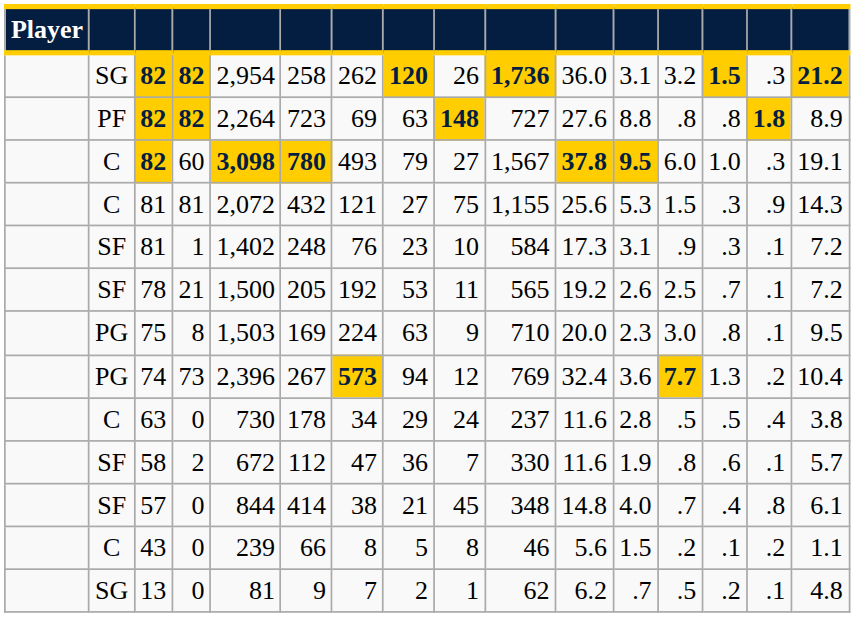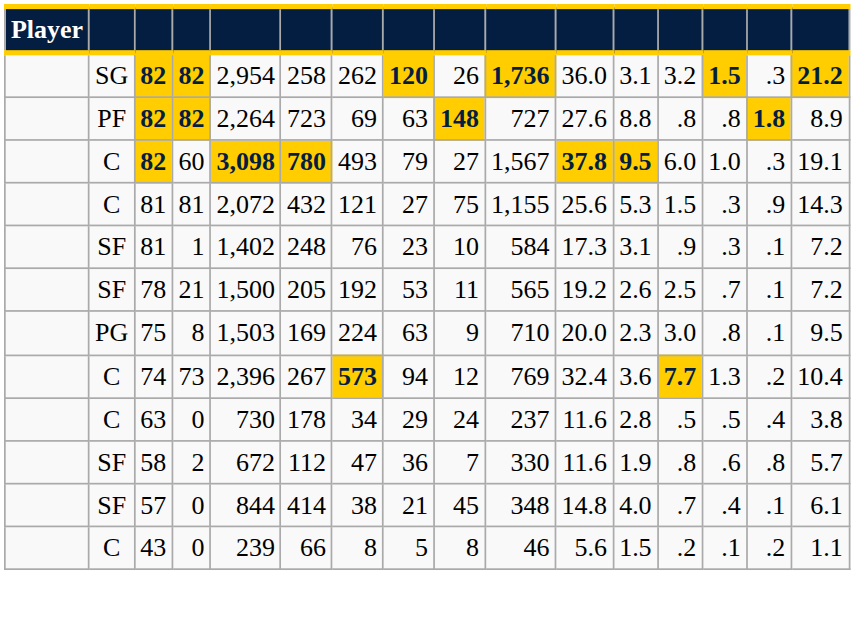(112, 375) PG -> (112, 375) C
(775, 461) .1 -> (775, 461) .8
(775, 504) .8 -> (775, 504) .1
- row: (153, 590)
